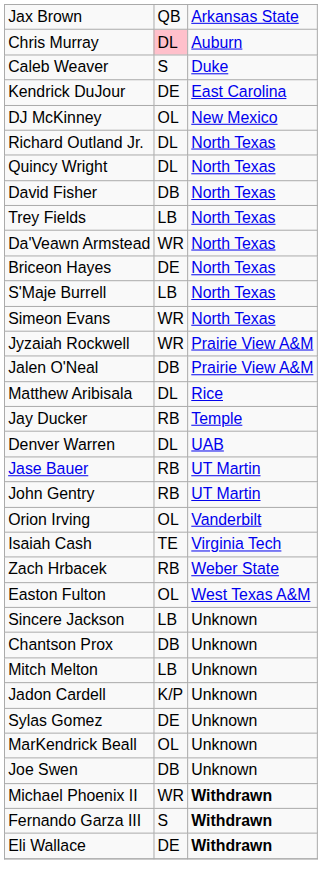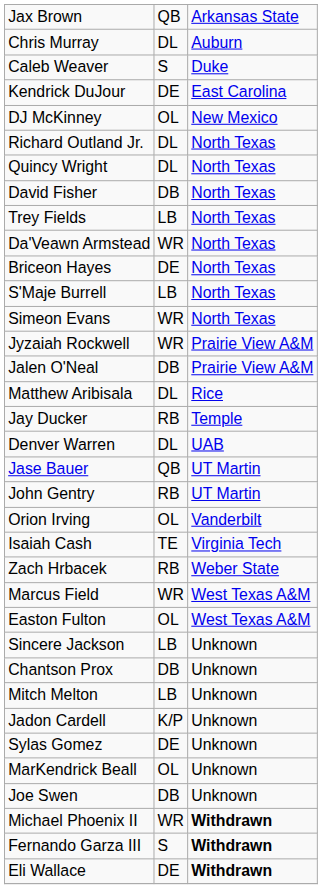(168, 42) pink background -> (168, 42) no background
(169, 469) RB -> (169, 469) QB
+ row: (53, 594)
